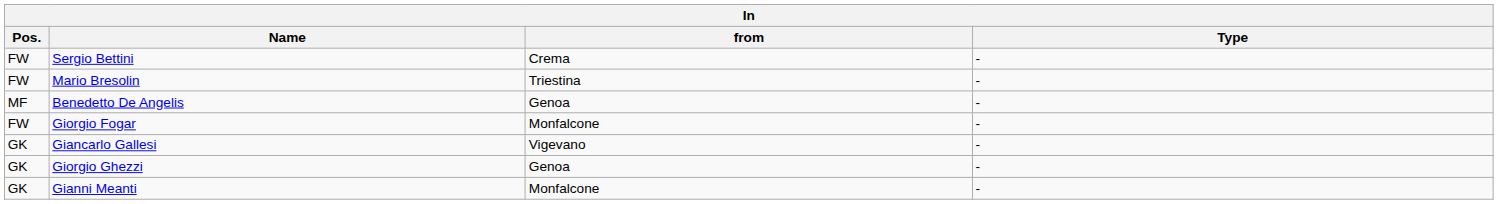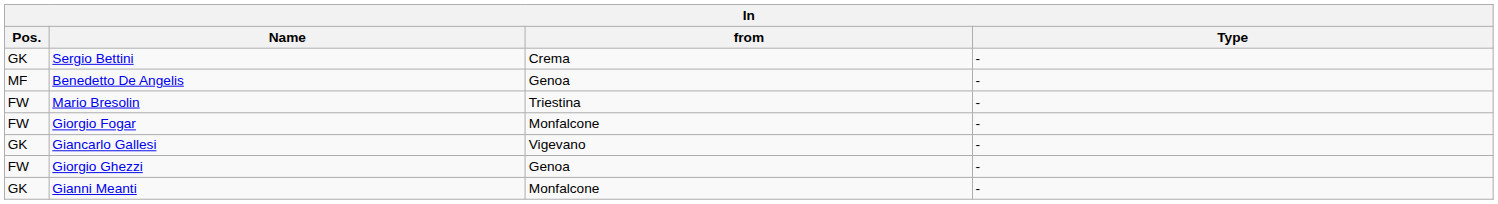(18, 59) FW -> (18, 59) GK
rows swapped: (96, 81) <-> (118, 102)
(18, 167) GK -> (18, 167) FW
